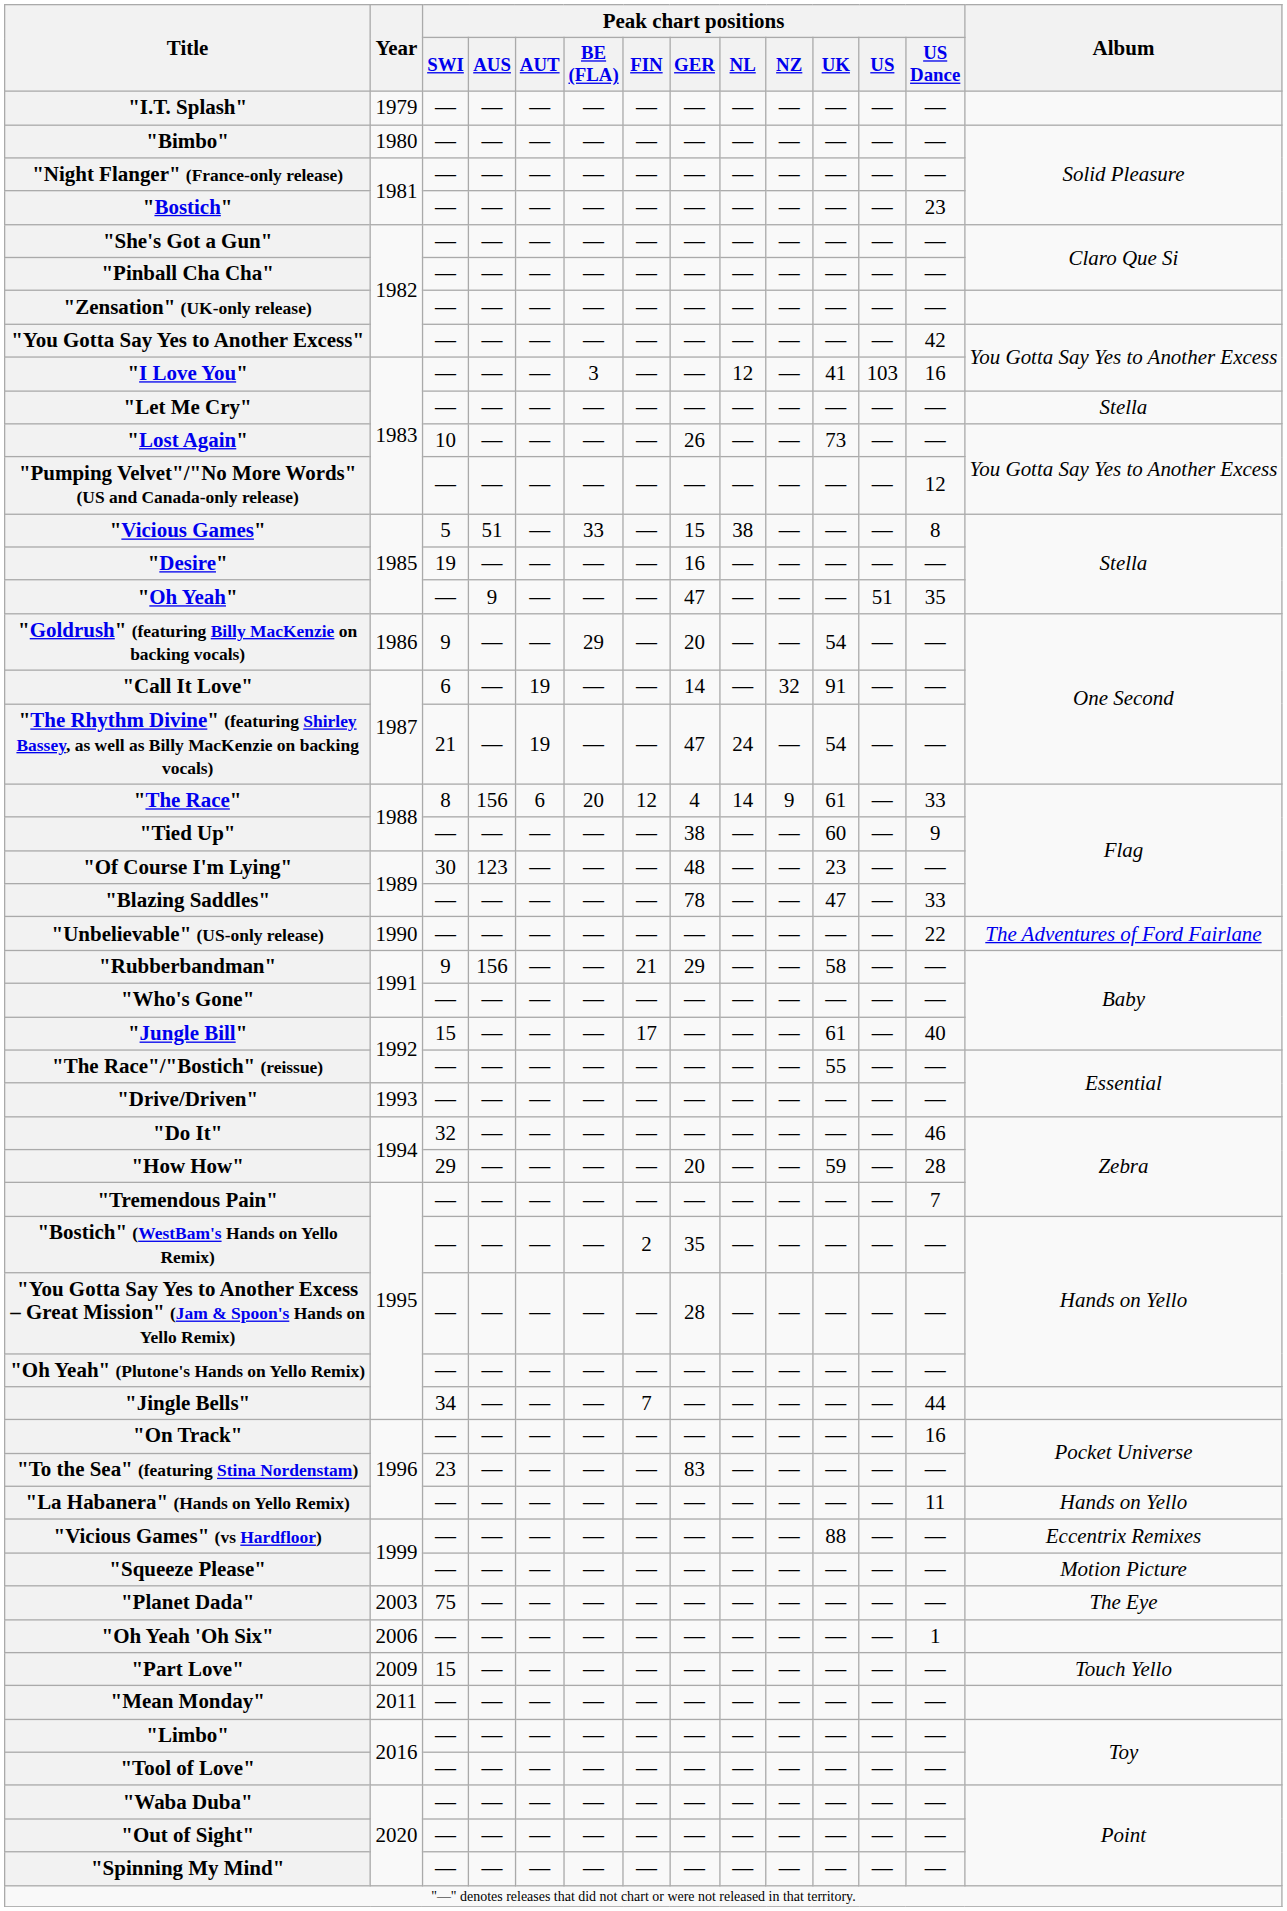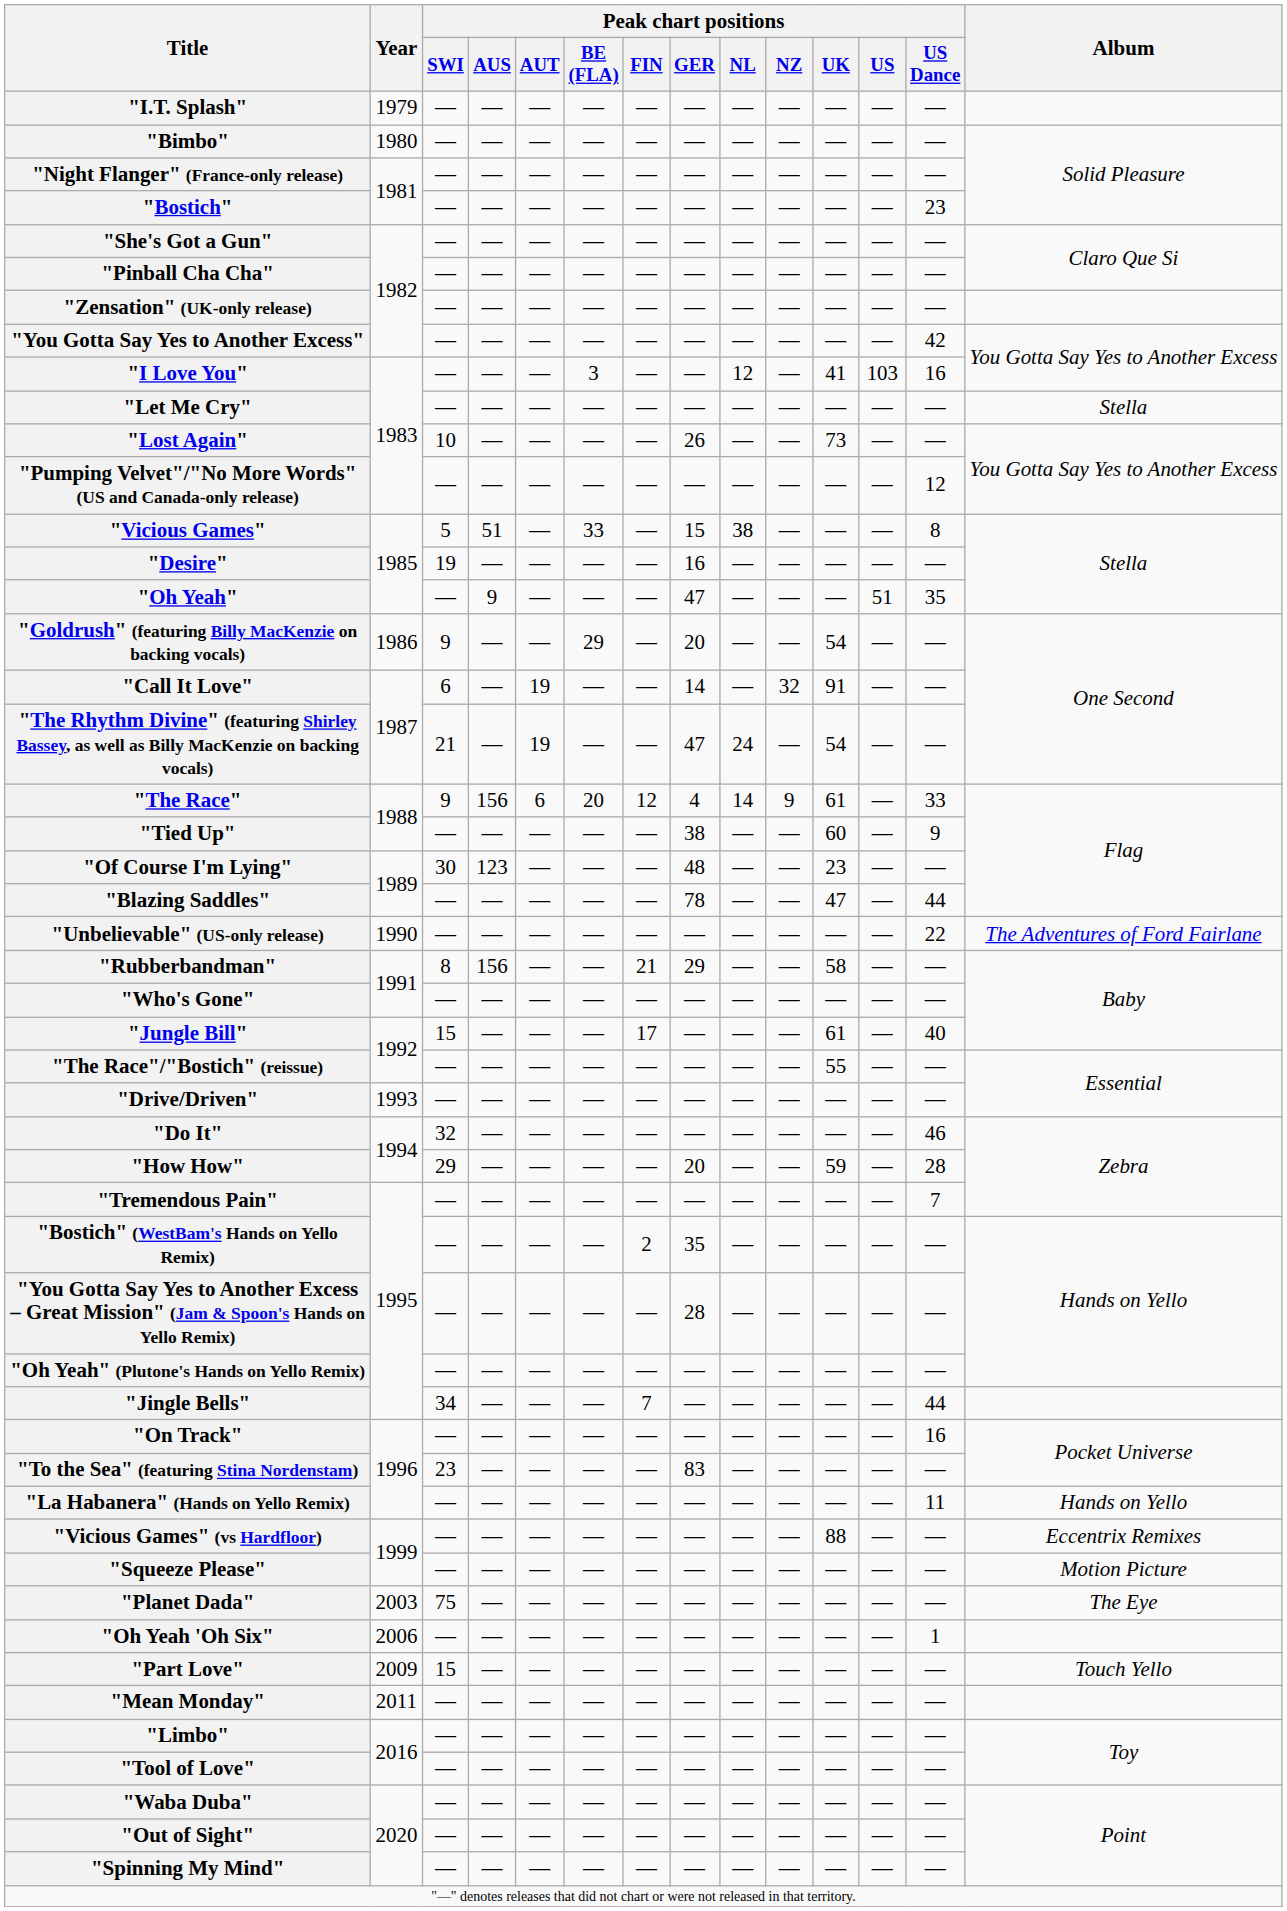(445, 800) 8 -> (445, 800) 9
(935, 900) 33 -> (935, 900) 44
(445, 966) 9 -> (445, 966) 8
